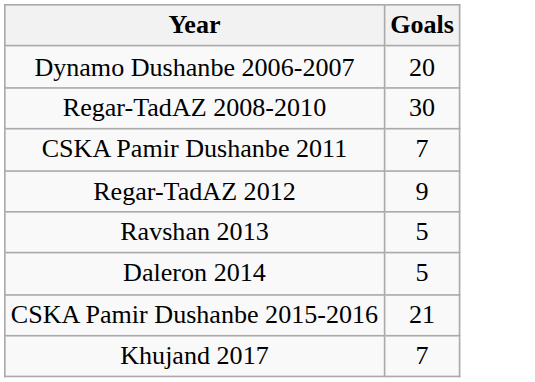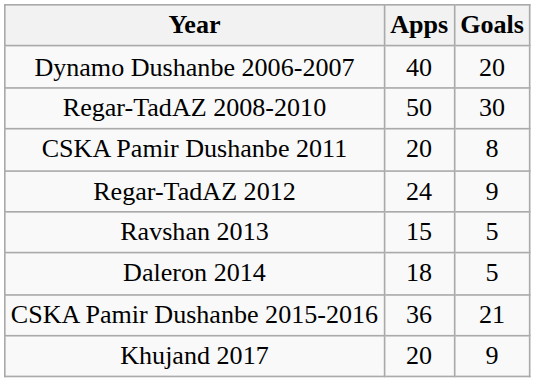+ column: (419, 25)
(422, 149) 7 -> (492, 149) 8
(422, 356) 7 -> (492, 356) 9
